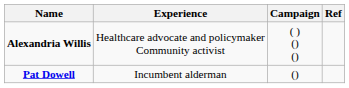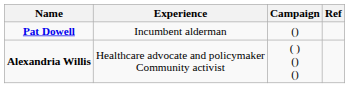rows swapped: (49, 74) <-> (49, 43)
